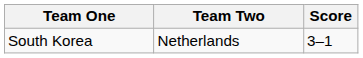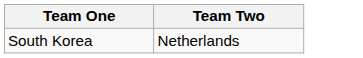- column: (331, 16)
